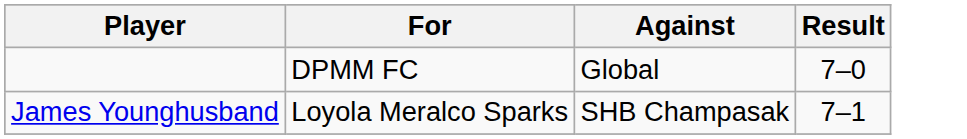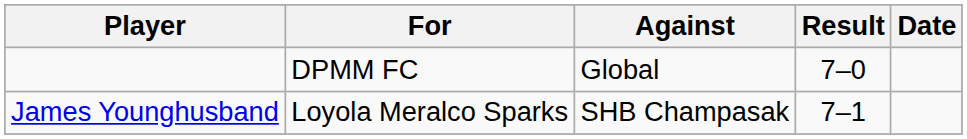+ column: (927, 26)
